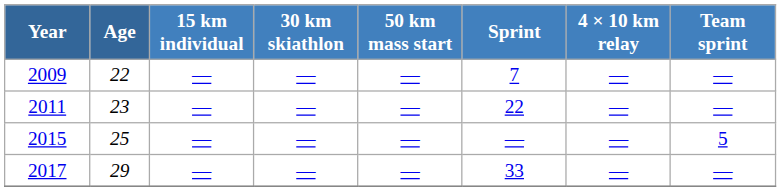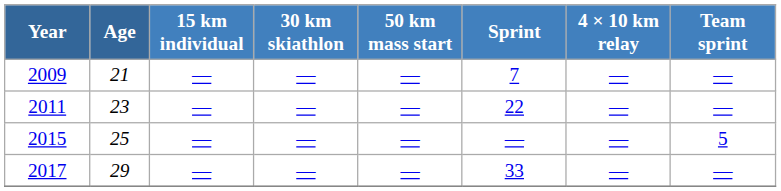(120, 75) 22 -> (120, 75) 21
